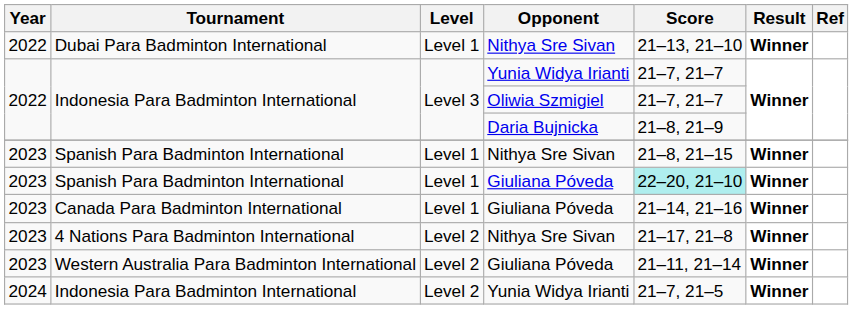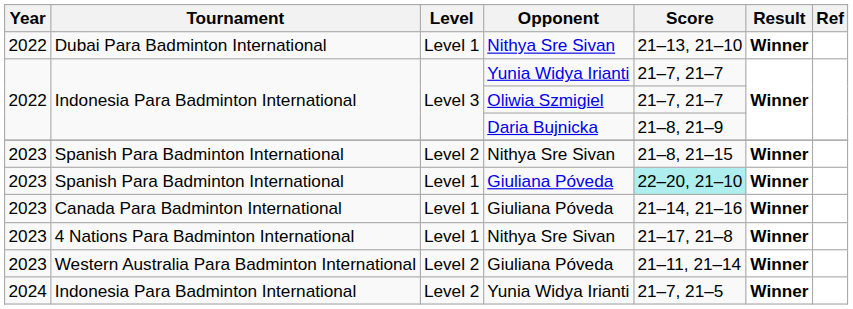(452, 154) Level 1 -> (452, 154) Level 2
(452, 236) Level 2 -> (452, 236) Level 1
